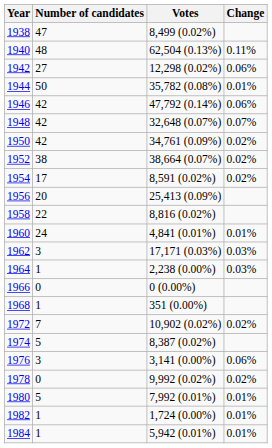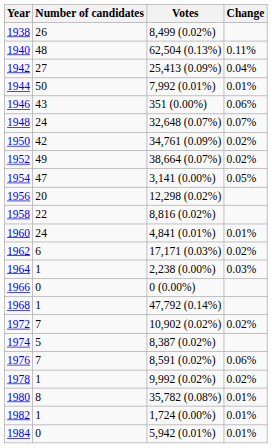(41, 31) 47 -> (41, 31) 26
(185, 68) 12,298 (0.02%) -> (185, 68) 25,413 (0.09%)
(241, 68) 0.06% -> (241, 68) 0.04%
(185, 86) 35,782 (0.08%) -> (182, 86) 7,992 (0.01%)
(41, 104) 42 -> (41, 104) 43
(185, 104) 47,792 (0.14%) -> (178, 104) 351 (0.00%)
(41, 123) 42 -> (41, 123) 24
(41, 159) 38 -> (41, 159) 49
(41, 178) 17 -> (41, 178) 47
(182, 178) 8,591 (0.02%) -> (182, 178) 3,141 (0.00%)
(241, 178) 0.02% -> (241, 178) 0.05%
(185, 196) 25,413 (0.09%) -> (185, 196) 12,298 (0.02%)
(38, 251) 3 -> (38, 251) 6
(241, 251) 0.03% -> (241, 251) 0.02%
(178, 305) 351 (0.00%) -> (185, 305) 47,792 (0.14%)
(38, 360) 3 -> (38, 360) 7
(182, 360) 3,141 (0.00%) -> (182, 360) 8,591 (0.02%)
(38, 379) 0 -> (38, 379) 1
(38, 397) 5 -> (38, 397) 8
(182, 397) 7,992 (0.01%) -> (185, 397) 35,782 (0.08%)
(38, 433) 1 -> (38, 433) 0
